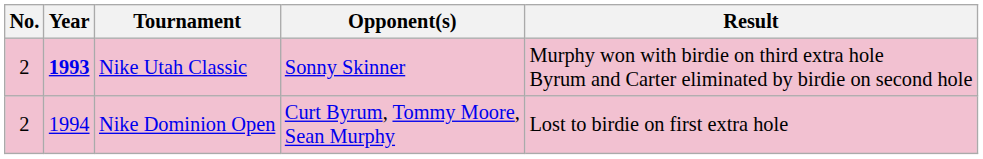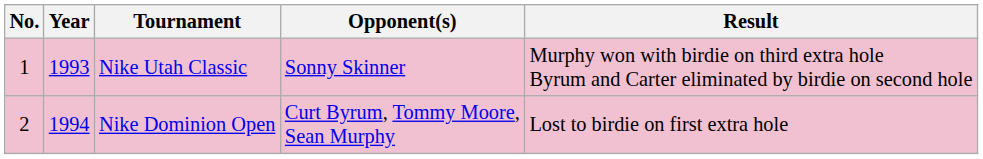(24, 67) 2 -> (24, 67) 1
(69, 67) bold -> (69, 67) normal
